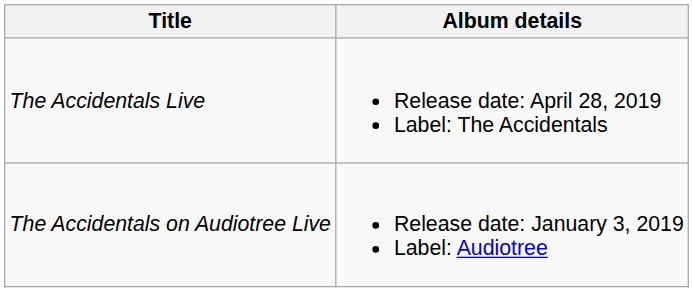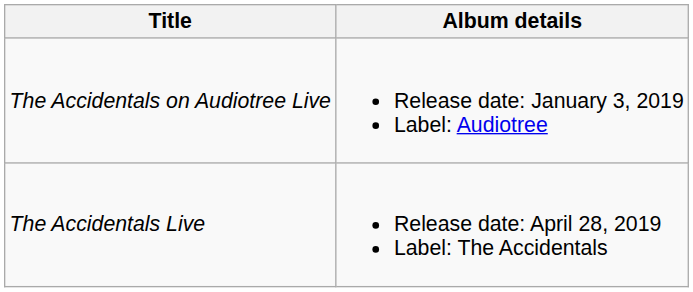rows swapped: (170, 224) <-> (107, 100)
